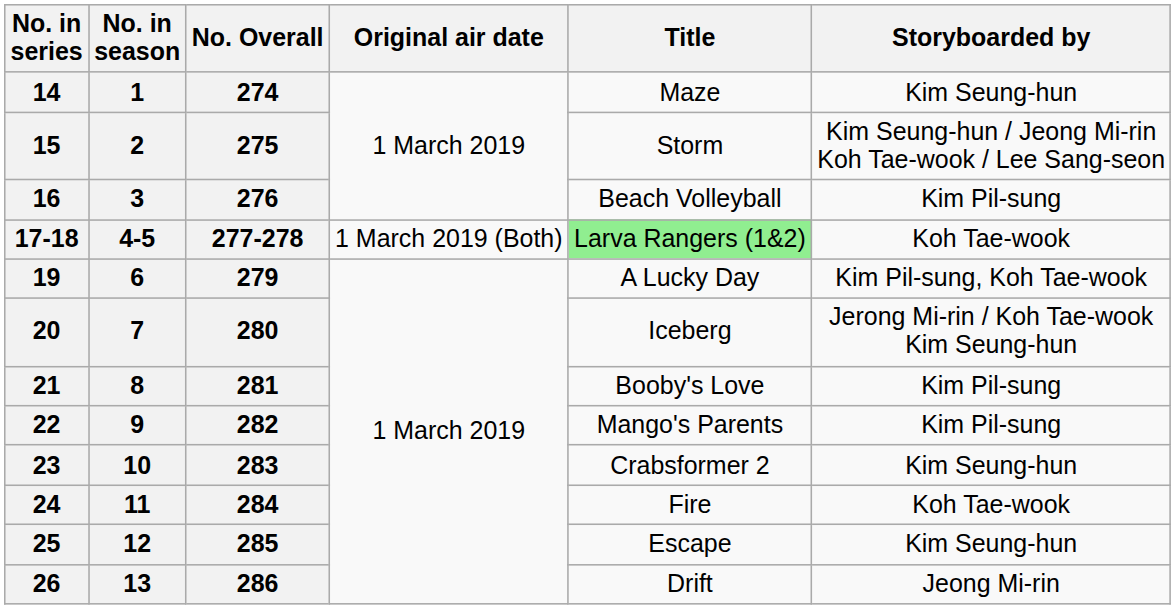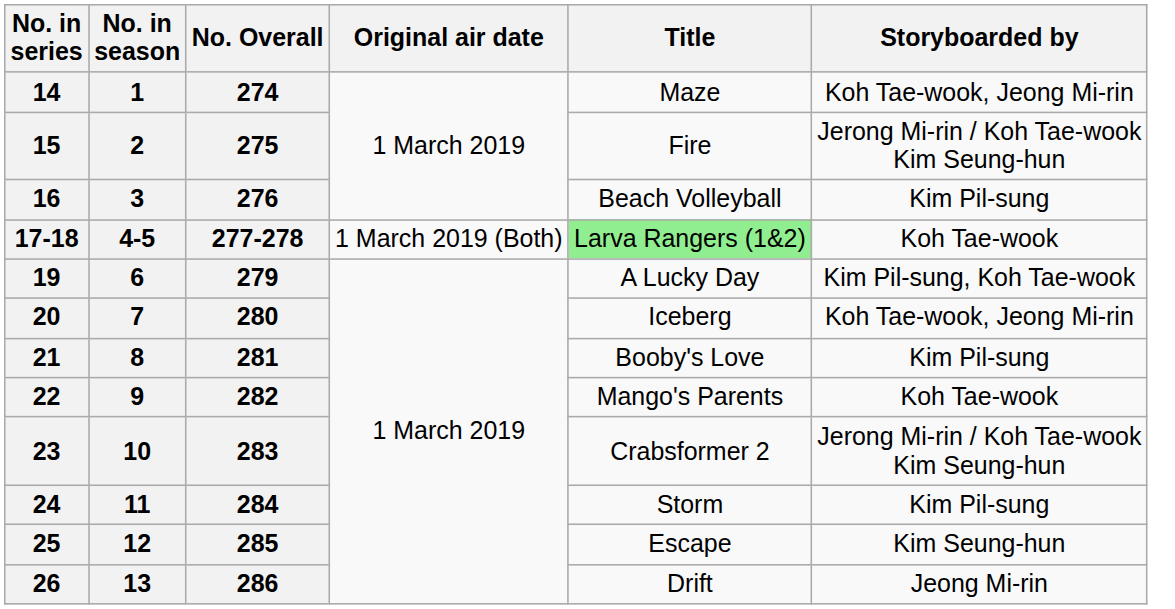(991, 91) Kim Seung-hun -> (979, 91) Koh Tae-wook, Jeong Mi-rin
(690, 145) Storm -> (690, 145) Fire
(991, 145) Kim Seung-hun / Jeong Mi-rin Koh Tae-wook / Lee Sang-seon -> (979, 145) Jerong Mi-rin / Koh Tae-wook Kim Seung-hun
(991, 332) Jerong Mi-rin / Koh Tae-wook Kim Seung-hun -> (979, 317) Koh Tae-wook, Jeong Mi-rin
(991, 425) Kim Pil-sung -> (979, 397) Koh Tae-wook
(991, 464) Kim Seung-hun -> (979, 450) Jerong Mi-rin / Koh Tae-wook Kim Seung-hun
(690, 504) Fire -> (690, 504) Storm
(991, 504) Koh Tae-wook -> (979, 504) Kim Pil-sung
